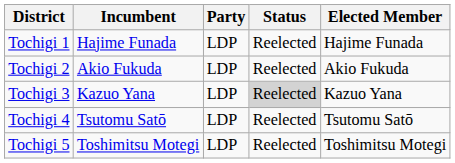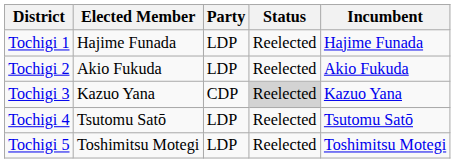columns swapped: (138, 17) <-> (385, 17)
(222, 94) LDP -> (222, 94) CDP
